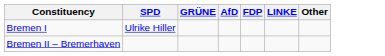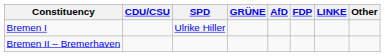+ column: (147, 12)
